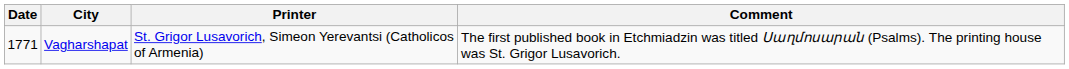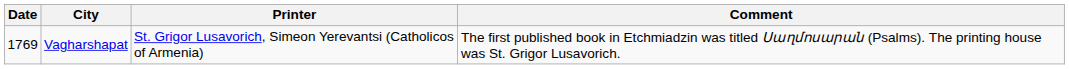(23, 44) 1771 -> (23, 44) 1769
